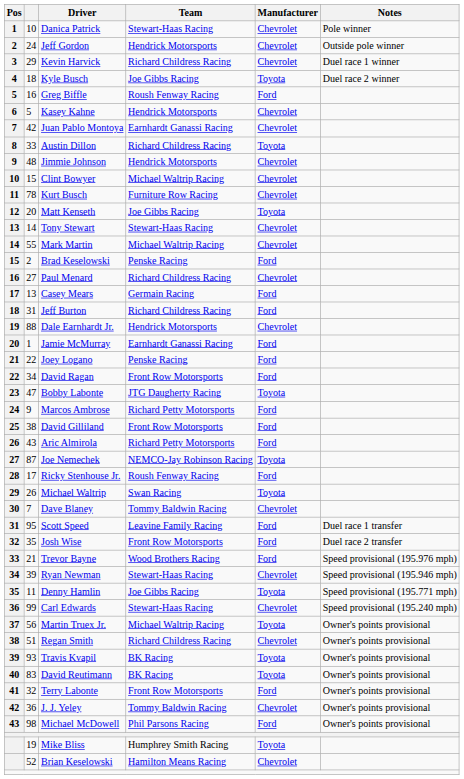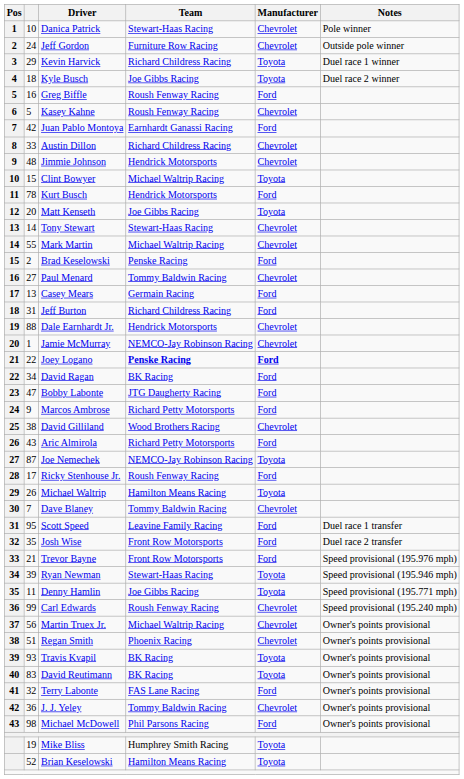(173, 46) Hendrick Motorsports -> (173, 46) Furniture Row Racing
(277, 62) Chevrolet -> (271, 62) Toyota
(173, 112) Hendrick Motorsports -> (174, 112) Roush Fenway Racing
(277, 128) Chevrolet -> (267, 128) Ford
(271, 145) Toyota -> (277, 145) Chevrolet
(277, 178) Chevrolet -> (271, 178) Toyota
(173, 194) Furniture Row Racing -> (173, 194) Hendrick Motorsports
(277, 194) Chevrolet -> (267, 194) Ford
(180, 277) Richard Childress Racing -> (177, 277) Tommy Baldwin Racing
(180, 343) Earnhardt Ganassi Racing -> (190, 343) NEMCO-Jay Robinson Racing
(267, 343) Ford -> (277, 343) Chevrolet
(158, 360) normal -> (159, 360) bold
(267, 360) normal -> (268, 360) bold
(175, 376) Front Row Motorsports -> (151, 376) BK Racing
(271, 393) Toyota -> (267, 393) Ford
(175, 426) Front Row Motorsports -> (174, 426) Wood Brothers Racing
(267, 426) Ford -> (277, 426) Chevrolet
(155, 492) Swan Racing -> (177, 492) Hamilton Means Racing
(174, 558) Wood Brothers Racing -> (175, 558) Front Row Motorsports
(277, 575) Chevrolet -> (271, 575) Toyota
(171, 608) Stewart-Haas Racing -> (174, 608) Roush Fenway Racing
(271, 624) Toyota -> (277, 624) Chevrolet
(180, 641) Richard Childress Racing -> (160, 641) Phoenix Racing
(175, 691) Front Row Motorsports -> (164, 691) FAS Lane Racing
(277, 761) Chevrolet -> (271, 761) Toyota
